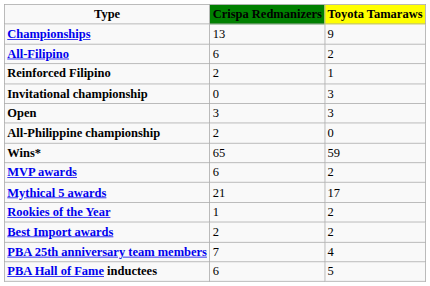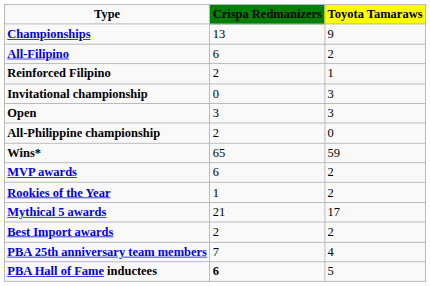rows swapped: (59, 212) <-> (57, 192)
(216, 271) normal -> (216, 271) bold
